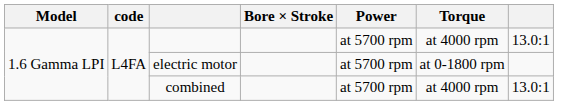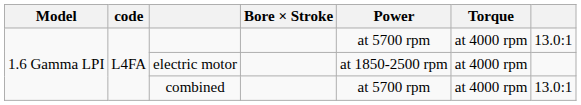(376, 64) at 5700 rpm -> (394, 64) at 1850-2500 rpm
(462, 64) at 0-1800 rpm -> (491, 64) at 4000 rpm
